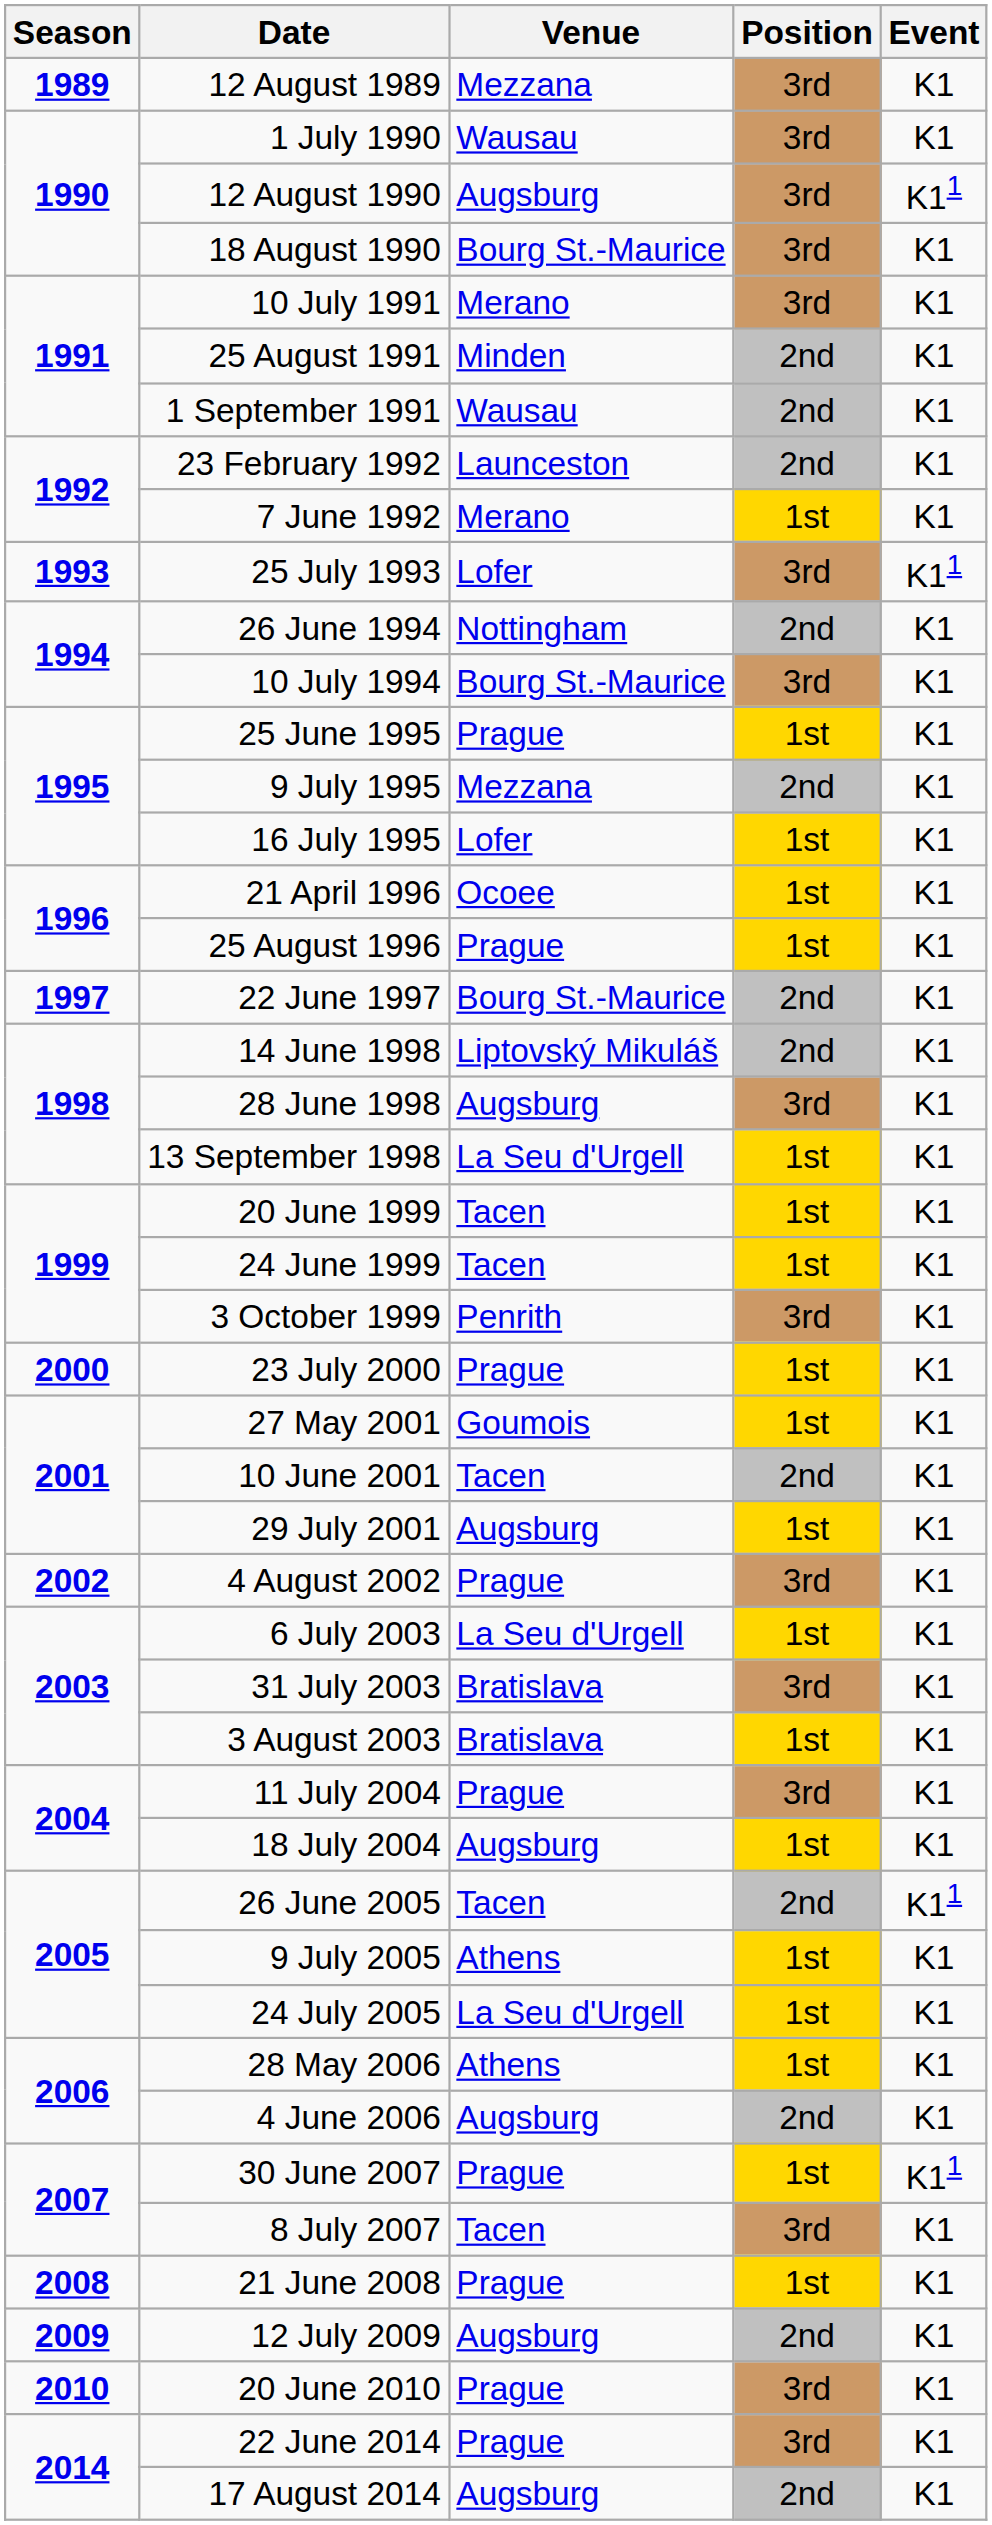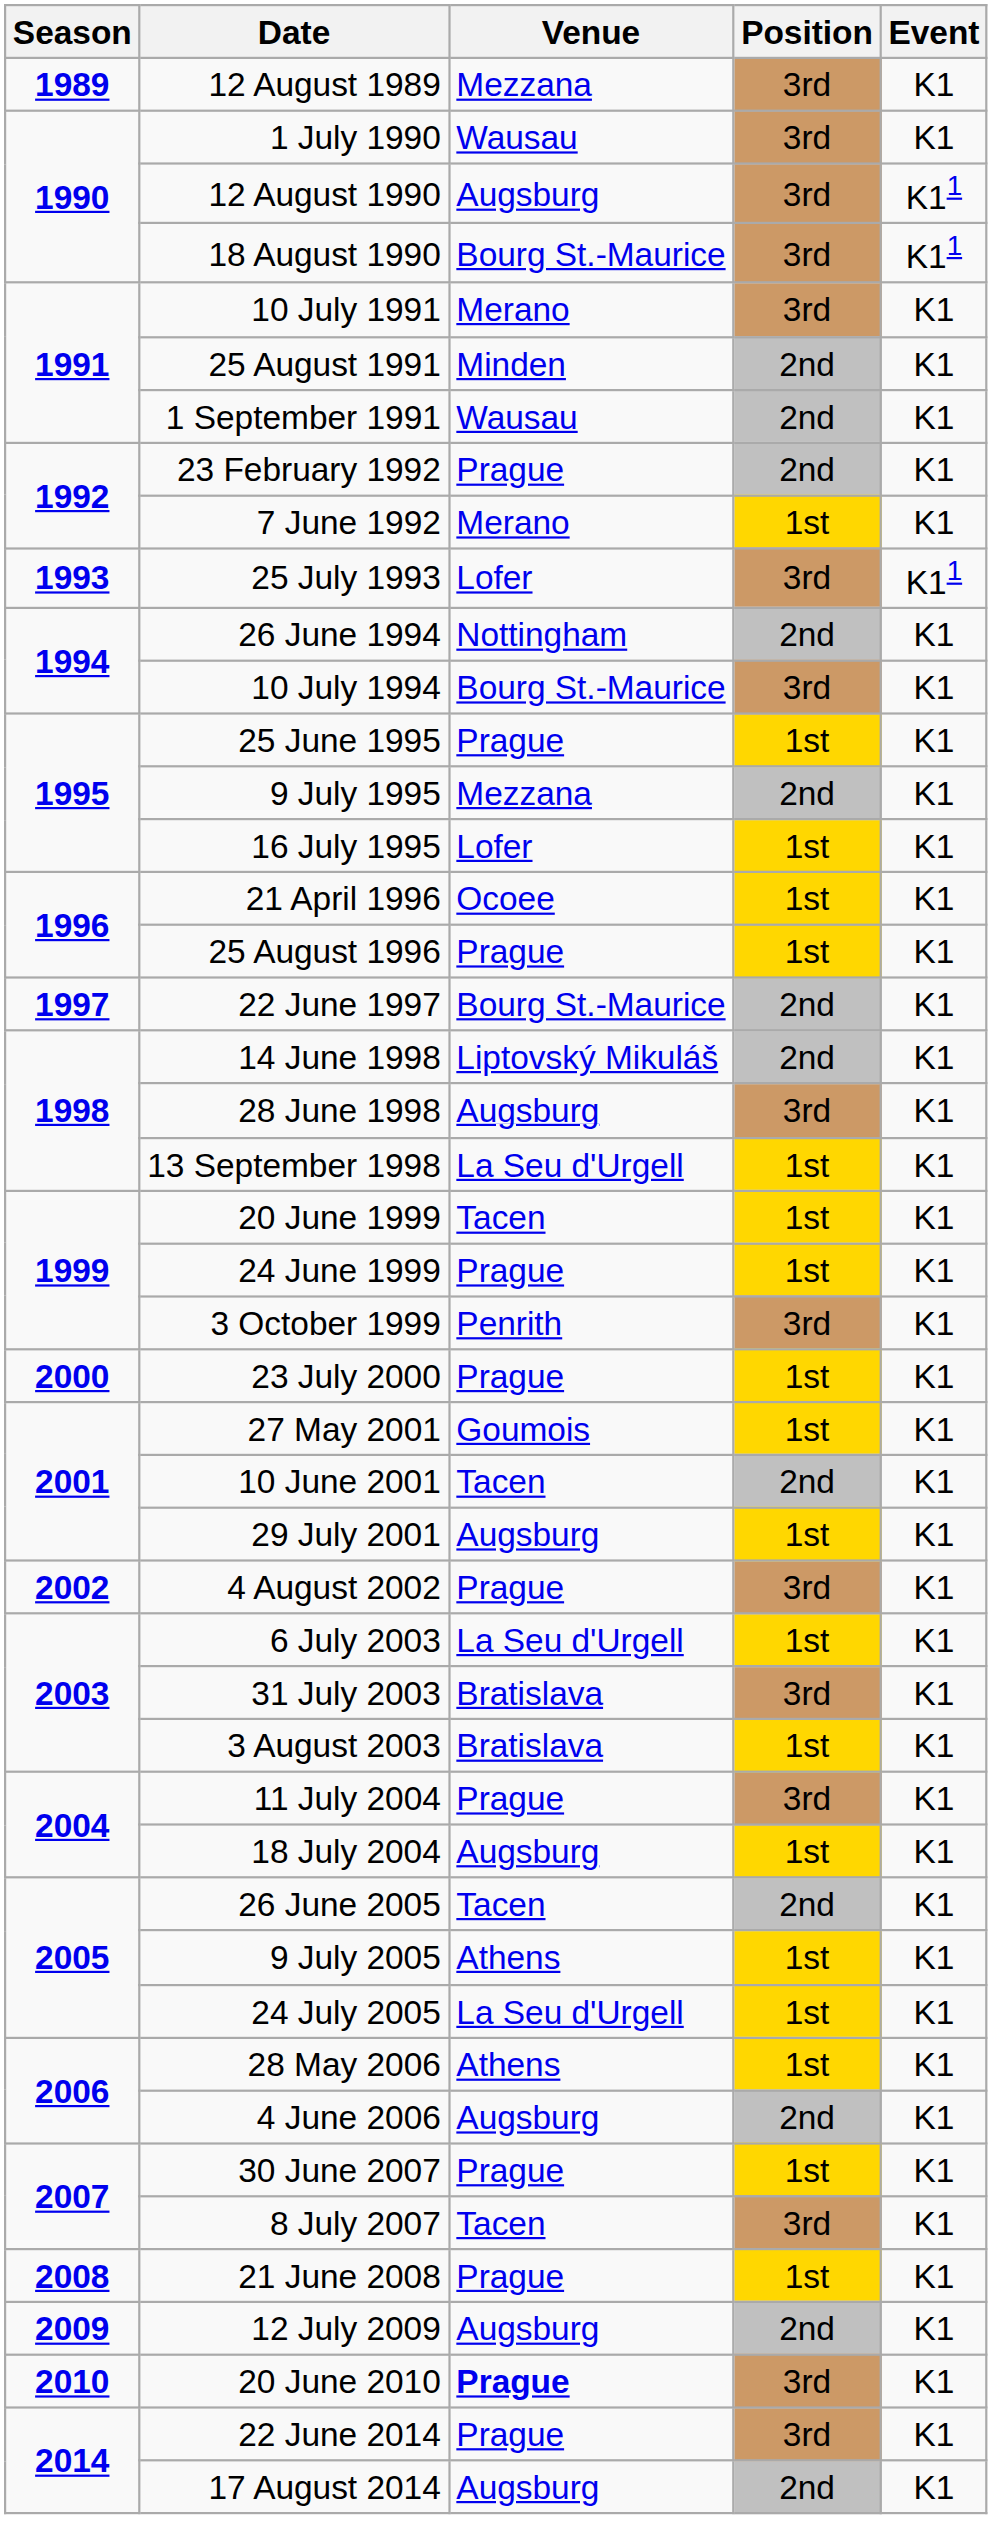(934, 250) K1 -> (934, 254) K11
(543, 462) Launceston -> (510, 469) Prague
(501, 1263) Tacen -> (510, 1270) Prague
(934, 1901) K11 -> (934, 1905) K1
(934, 2173) K11 -> (934, 2169) K1
(510, 2388) normal -> (513, 2381) bold
